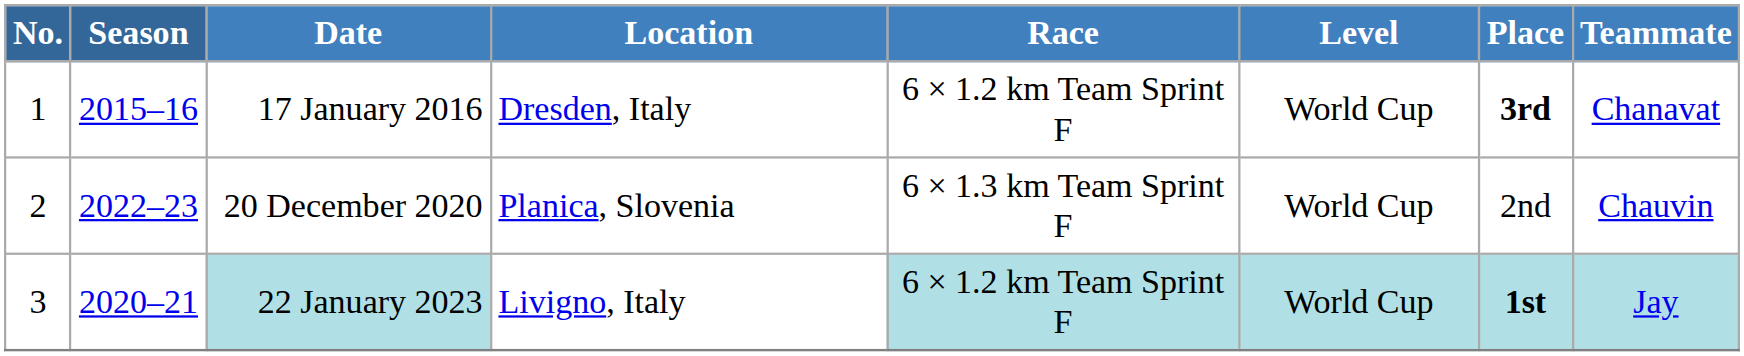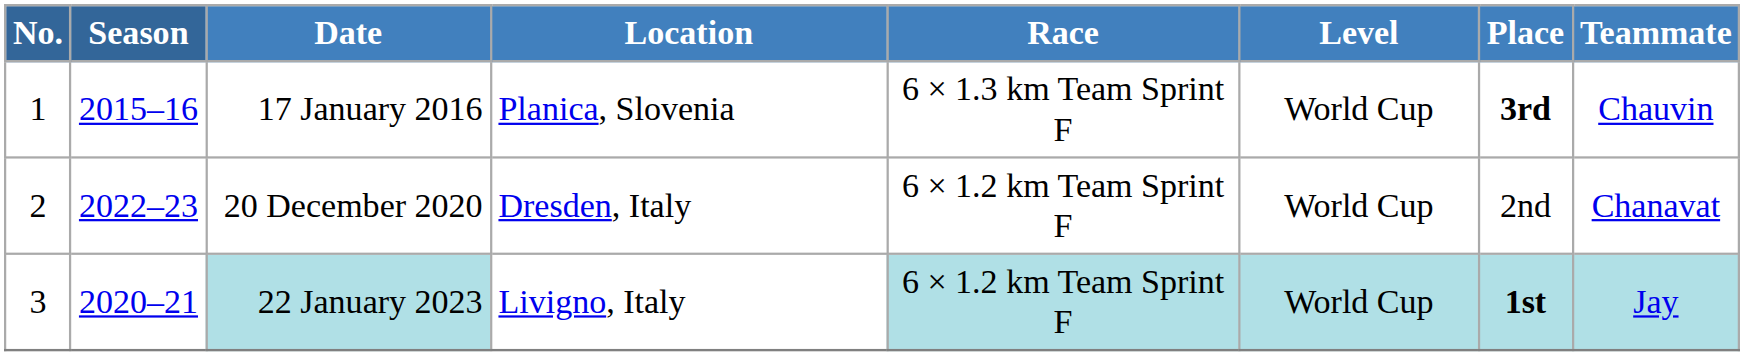(595, 109) Dresden, Italy -> (617, 109) Planica, Slovenia
(1063, 109) 6 × 1.2 km Team Sprint F -> (1063, 109) 6 × 1.3 km Team Sprint F
(1656, 109) Chanavat -> (1656, 109) Chauvin
(617, 205) Planica, Slovenia -> (595, 205) Dresden, Italy
(1063, 205) 6 × 1.3 km Team Sprint F -> (1063, 205) 6 × 1.2 km Team Sprint F
(1656, 205) Chauvin -> (1656, 205) Chanavat
